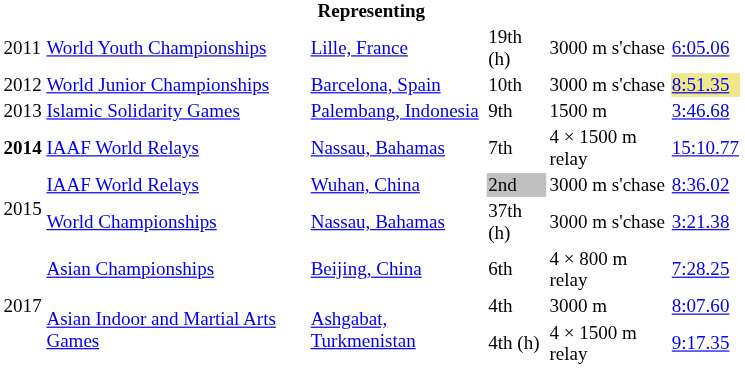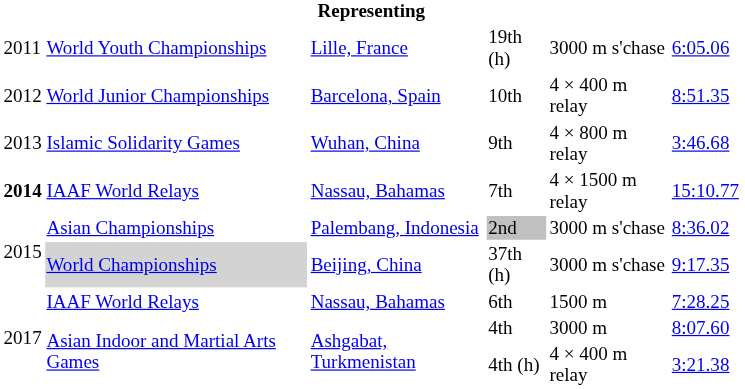(607, 84) 3000 m s'chase -> (588, 95) 4 × 400 m relay
(701, 84) khaki background -> (701, 95) no background
(395, 111) Palembang, Indonesia -> (365, 143) Wuhan, China
(578, 111) 1500 m -> (588, 143) 4 × 800 m relay
(123, 184) IAAF World Relays -> (130, 227) Asian Championships
(365, 184) Wuhan, China -> (395, 227) Palembang, Indonesia
(132, 221) no background -> (132, 264) lightgrey background
(378, 221) Nassau, Bahamas -> (366, 264) Beijing, China
(701, 221) 3:21.38 -> (701, 264) 9:17.35
(130, 269) Asian Championships -> (123, 301) IAAF World Relays
(366, 269) Beijing, China -> (378, 301) Nassau, Bahamas
(588, 269) 4 × 800 m relay -> (578, 301) 1500 m
(593, 343) 4 × 1500 m relay -> (588, 364) 4 × 400 m relay
(701, 343) 9:17.35 -> (701, 364) 3:21.38
